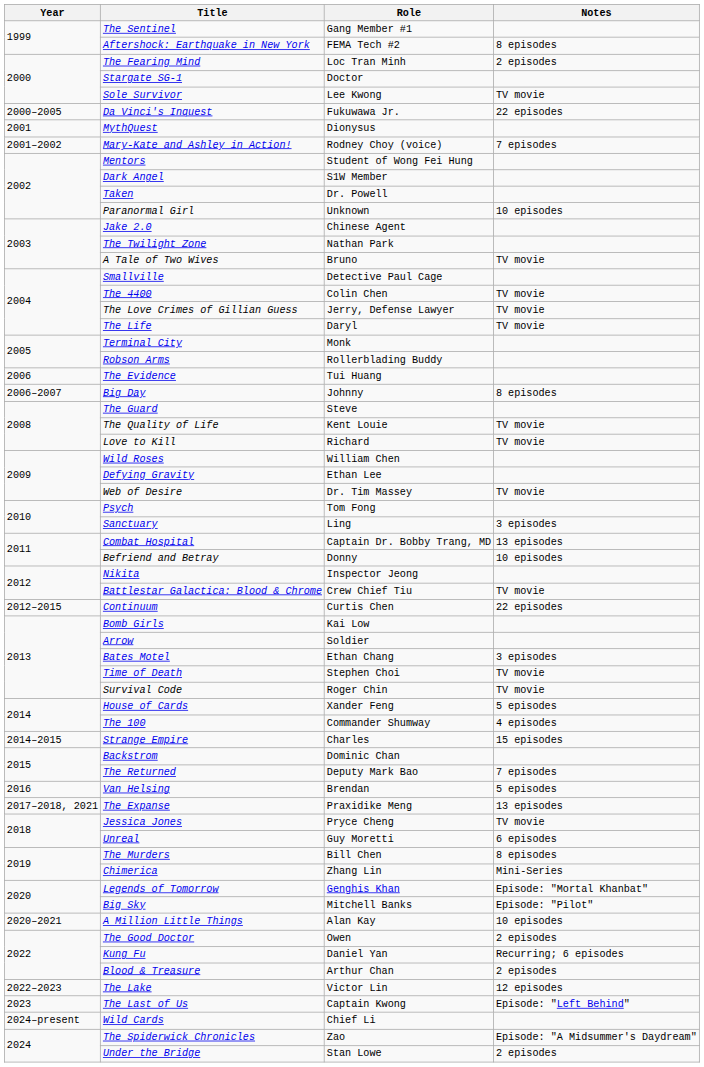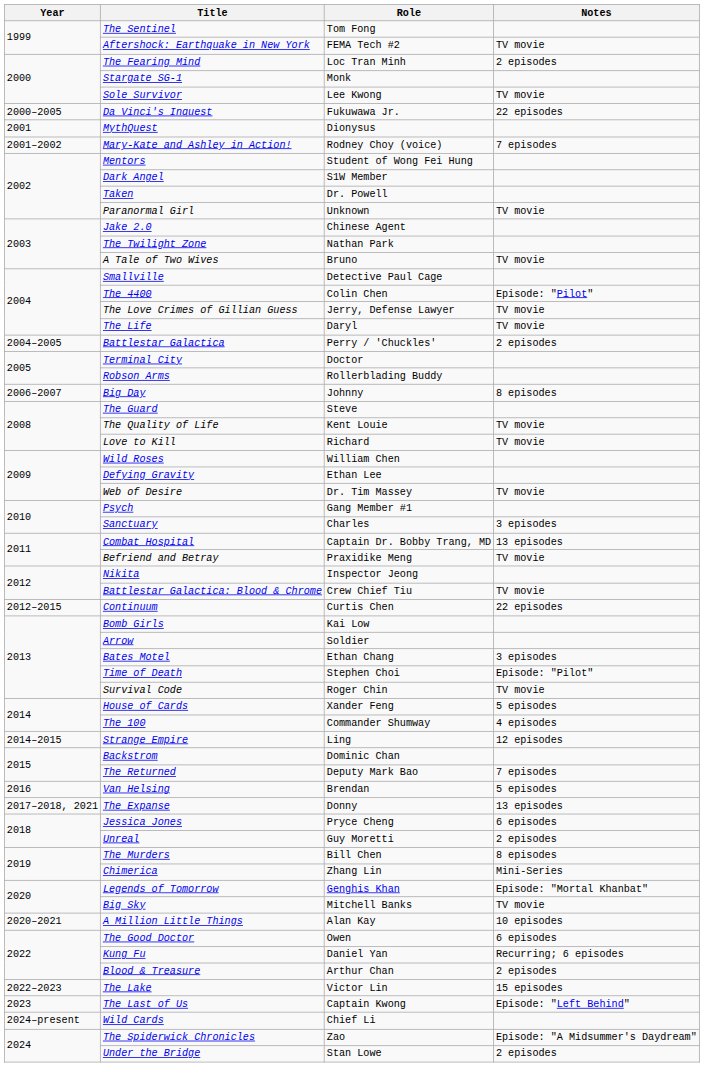(369, 29) Gang Member #1 -> (351, 29) Tom Fong
(526, 46) 8 episodes -> (520, 46) TV movie
(345, 79) Doctor -> (339, 79) Monk
(529, 211) 10 episodes -> (520, 211) TV movie
(520, 294) TV movie -> (545, 294) Episode: "Pilot"
+ row: (164, 343)
(339, 343) Monk -> (345, 360) Doctor
- row: (139, 376)
(351, 508) Tom Fong -> (369, 508) Gang Member #1
(339, 525) Ling -> (348, 525) Charles
(342, 558) Donny -> (369, 558) Praxidike Meng
(529, 558) 10 episodes -> (520, 558) TV movie
(520, 674) TV movie -> (545, 674) Episode: "Pilot"
(348, 740) Charles -> (339, 740) Ling
(529, 740) 15 episodes -> (529, 740) 12 episodes
(369, 806) Praxidike Meng -> (342, 806) Donny
(520, 822) TV movie -> (526, 822) 6 episodes
(526, 839) 6 episodes -> (526, 839) 2 episodes
(545, 905) Episode: "Pilot" -> (520, 905) TV movie
(526, 938) 2 episodes -> (526, 938) 6 episodes
(529, 988) 12 episodes -> (529, 988) 15 episodes
